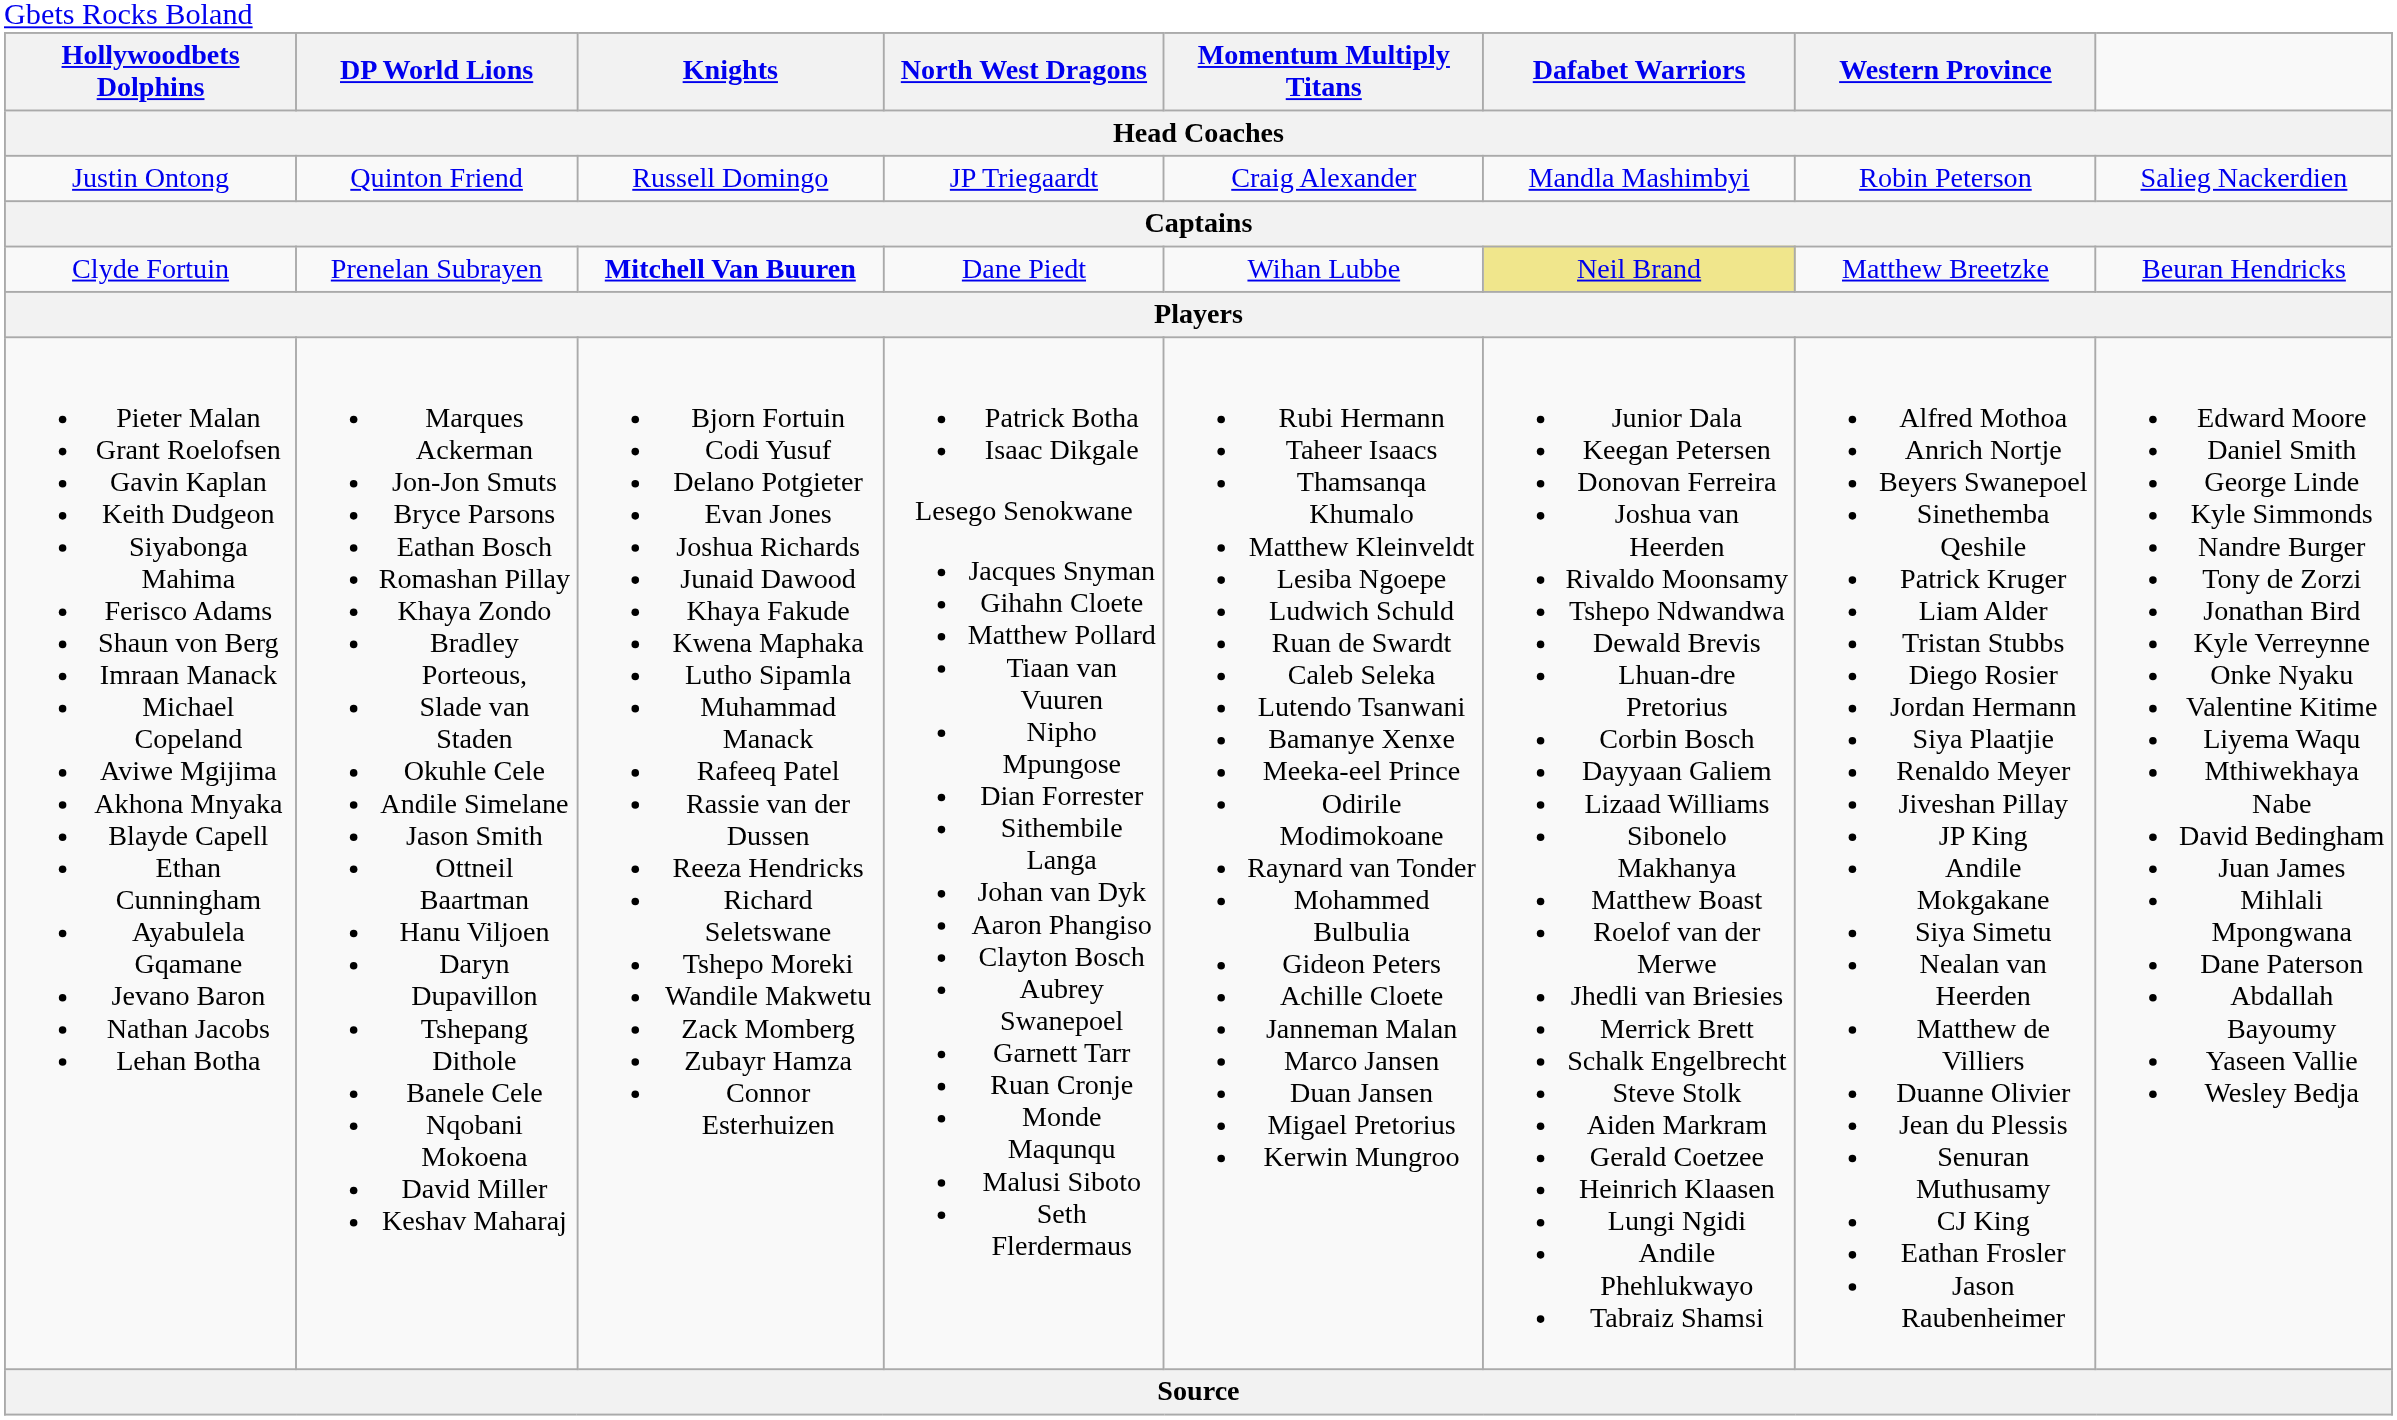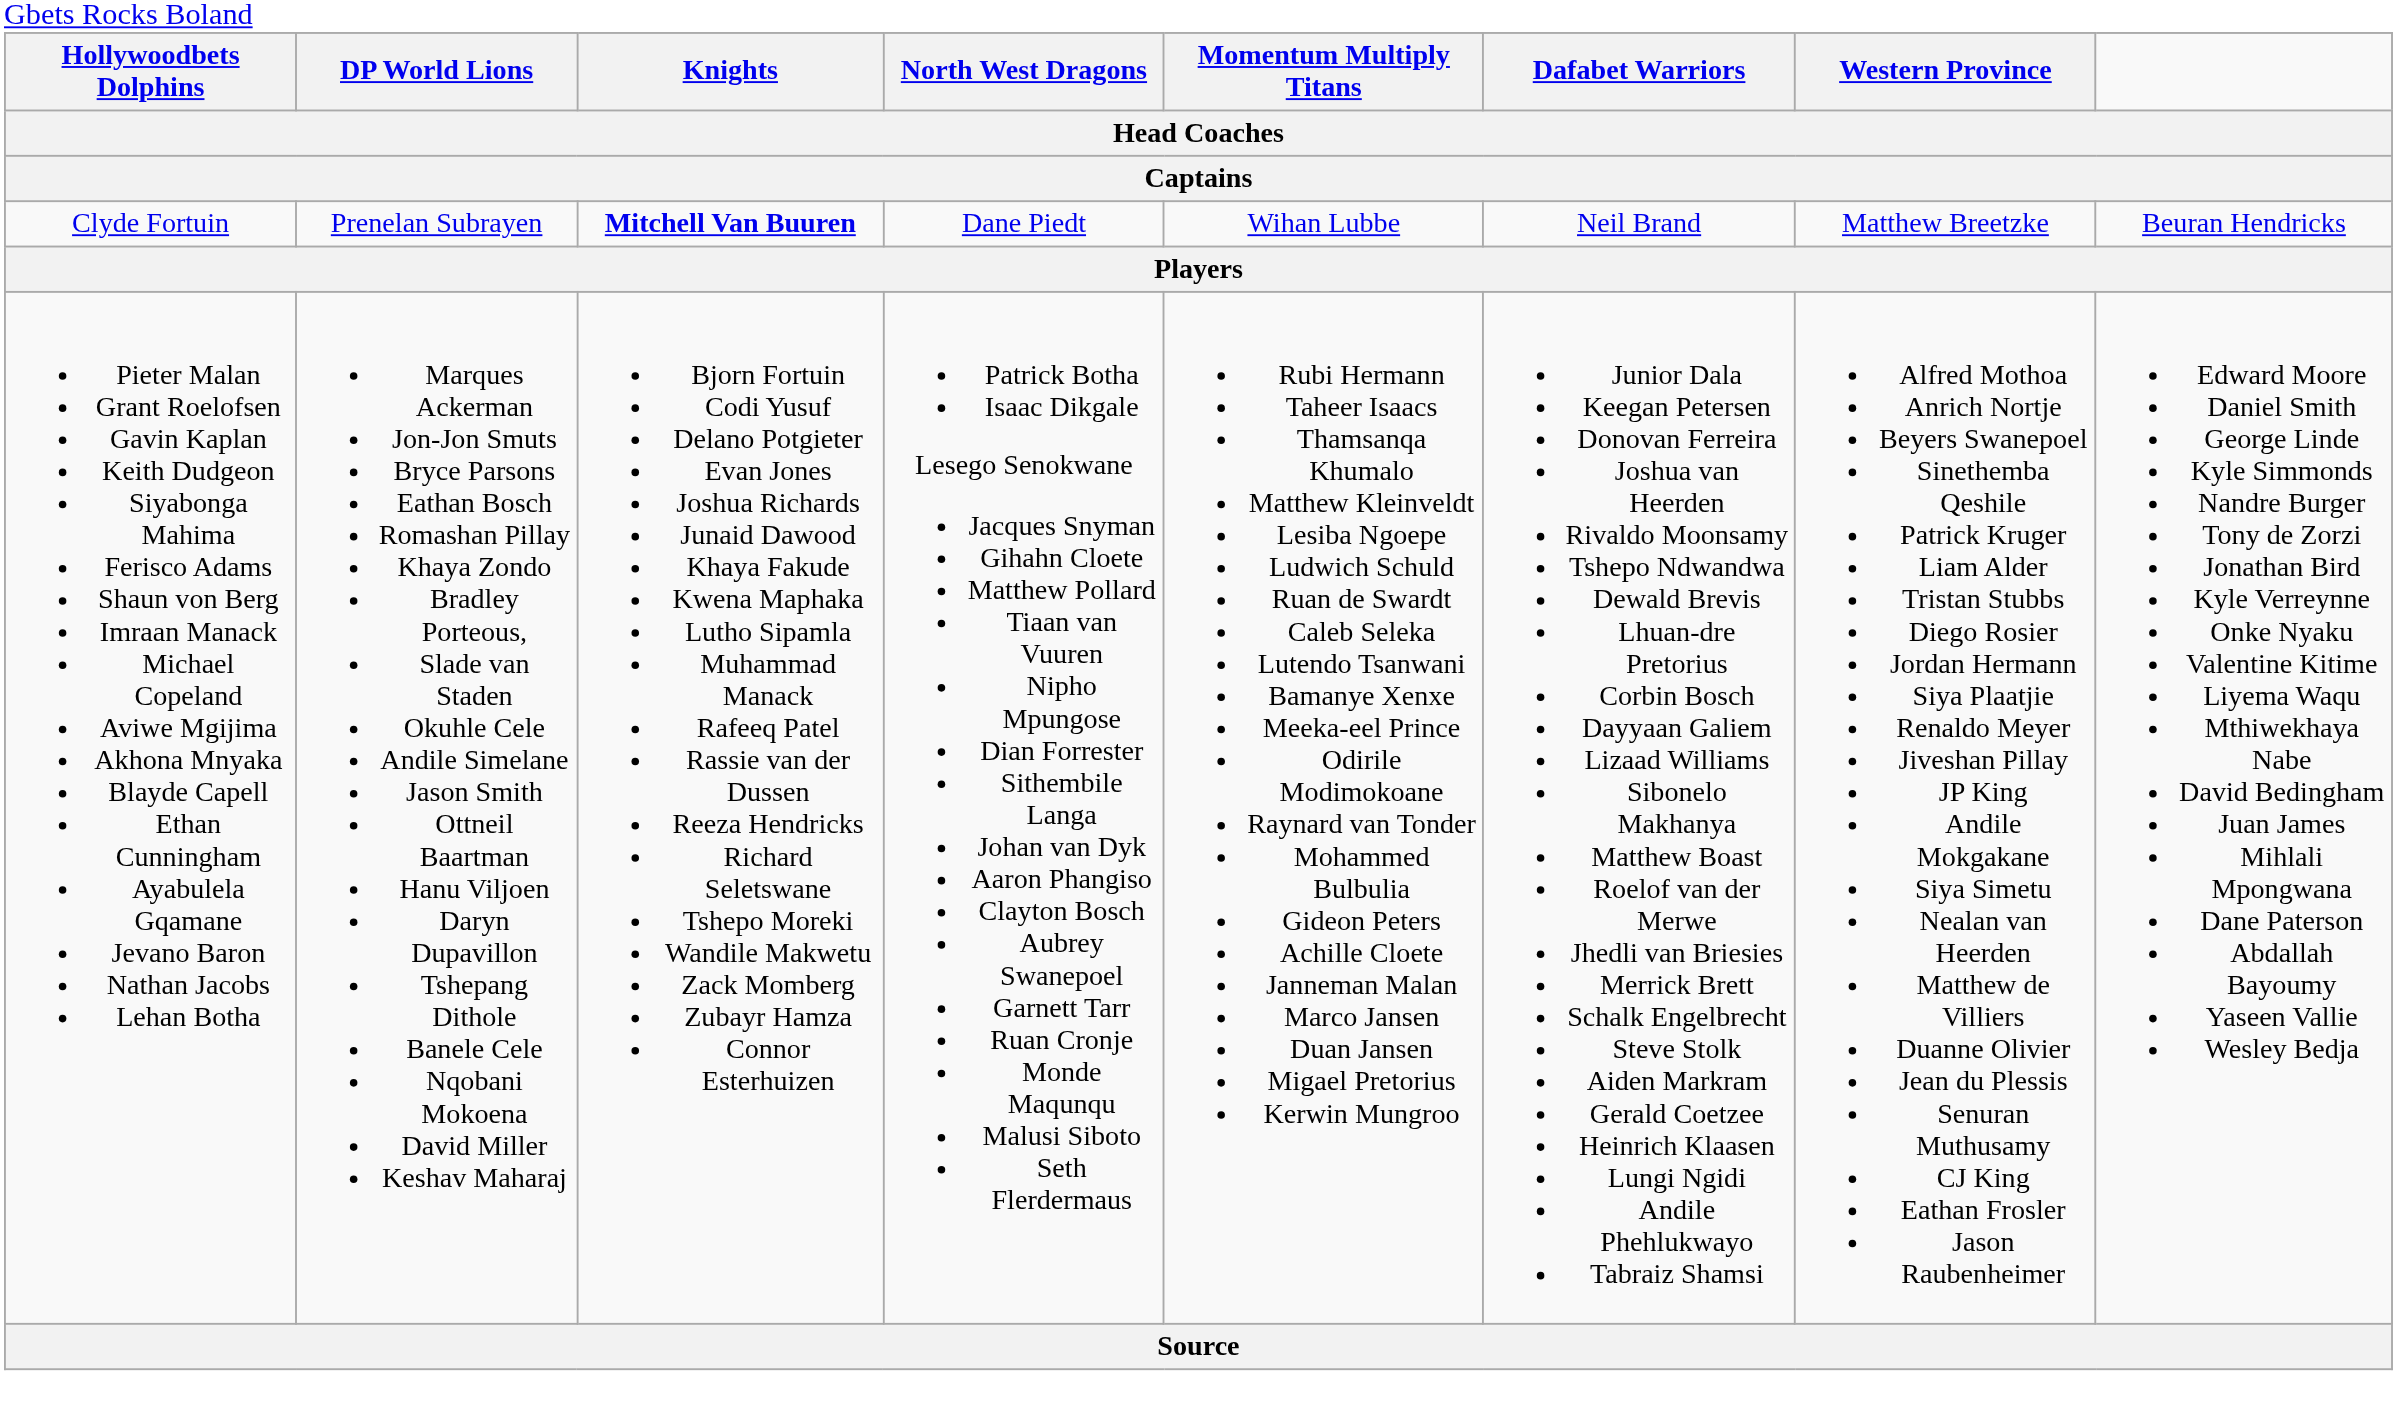- row: (151, 177)
(1639, 268) khaki background -> (1639, 222) no background
